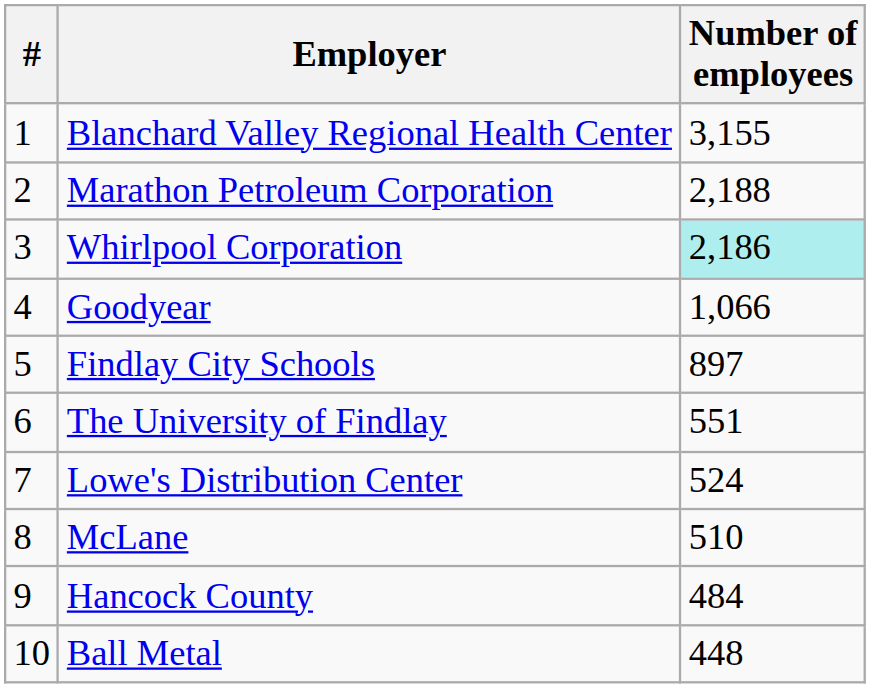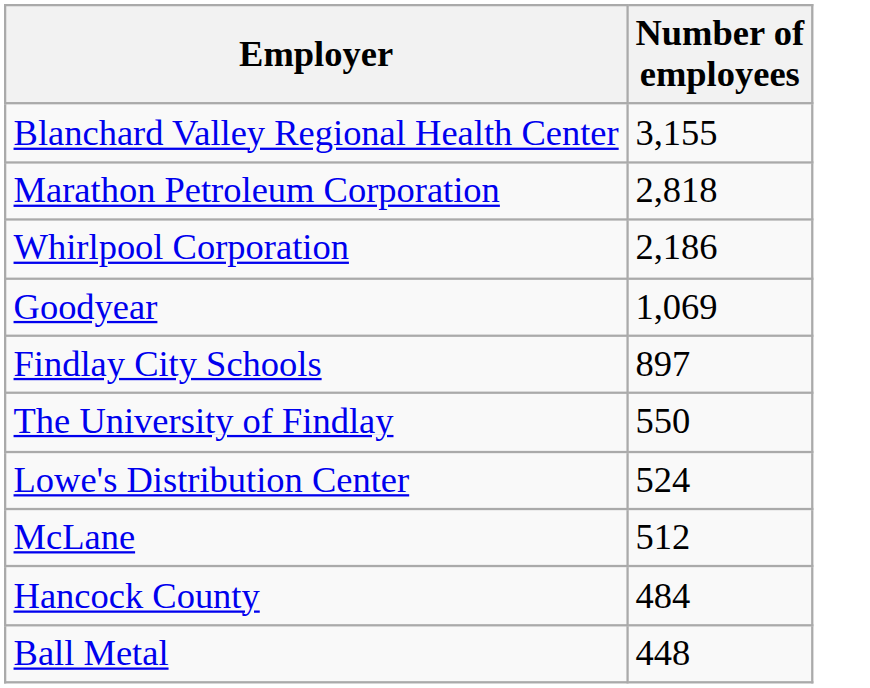- column: (32, 53)
(730, 190) 2,188 -> (677, 190) 2,818
(730, 248) paleturquoise background -> (677, 248) no background
(730, 305) 1,066 -> (677, 305) 1,069
(716, 421) 551 -> (663, 421) 550
(716, 537) 510 -> (663, 537) 512
